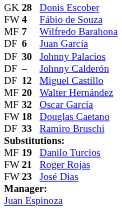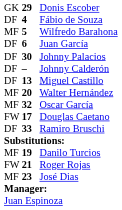(27, 8) 28 -> (27, 8) 29
(12, 20) FW -> (11, 20) DF
(24, 32) 7 -> (24, 32) 5
(27, 80) 12 -> (27, 80) 13
(27, 116) 18 -> (27, 116) 17
(12, 177) FW -> (11, 177) MF
